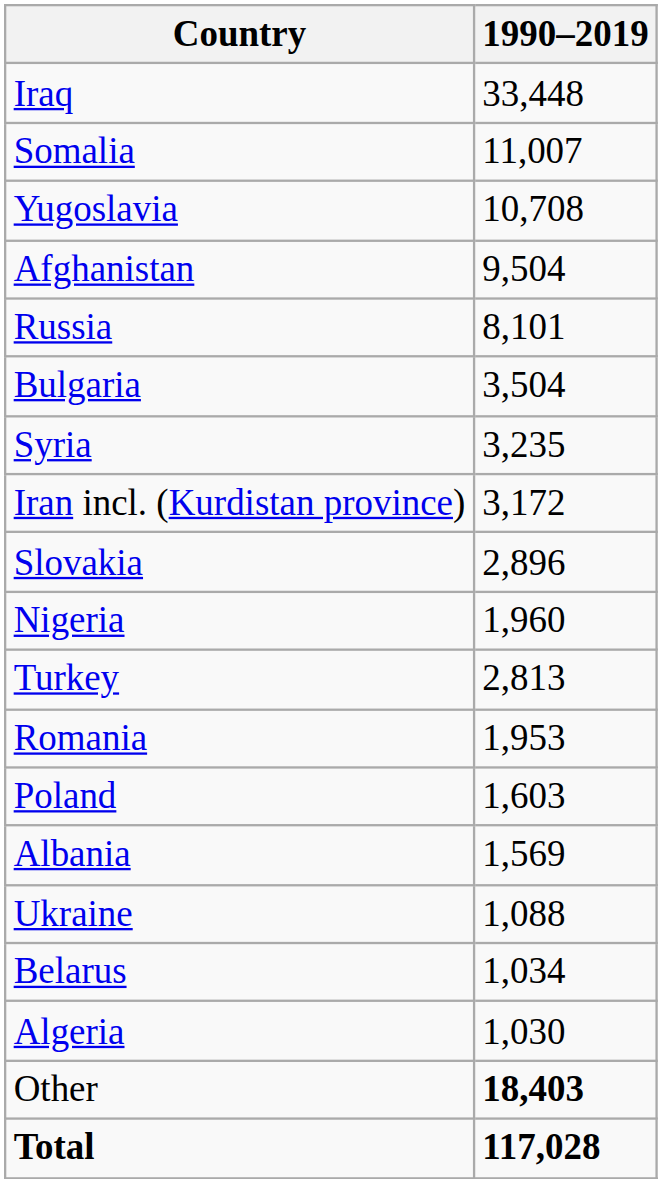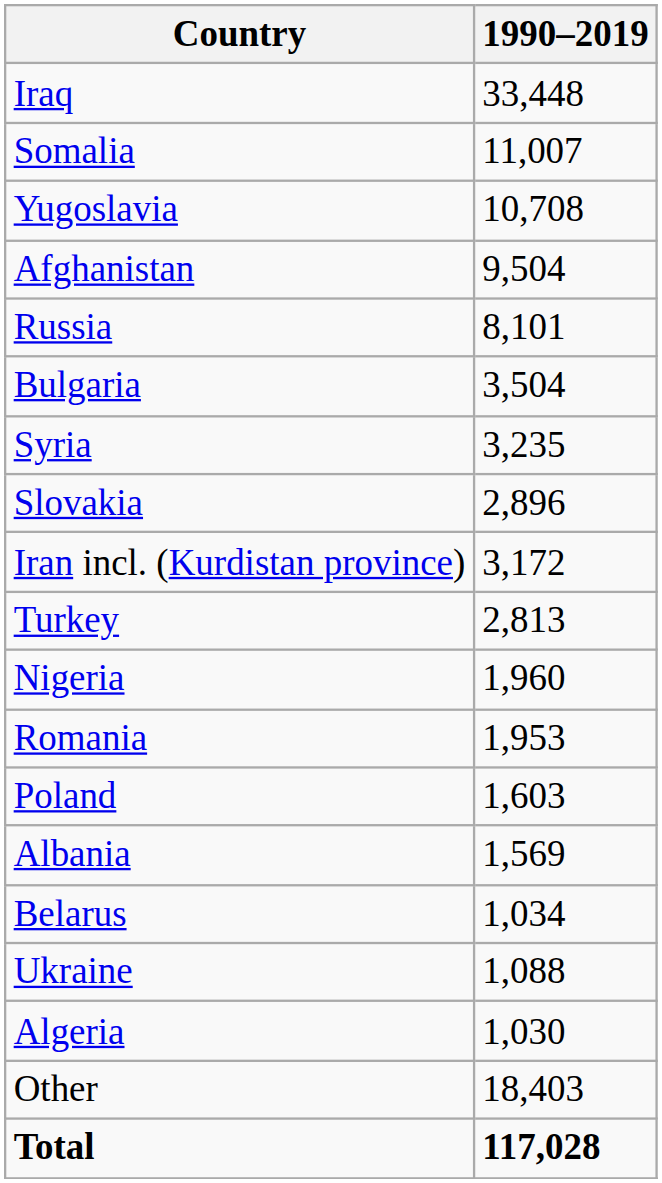rows swapped: (239, 502) <-> (78, 561)
rows swapped: (66, 678) <-> (69, 619)
rows swapped: (73, 913) <-> (70, 971)
(533, 1088) bold -> (533, 1088) normal
